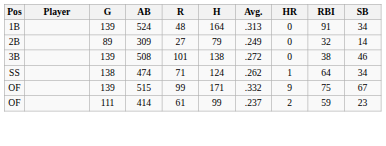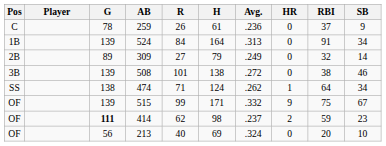+ row: (144, 27)
(180, 27) 48 -> (180, 42) 84
(108, 103) normal -> (108, 118) bold
(180, 103) 61 -> (180, 118) 62
(217, 103) 99 -> (217, 118) 98
+ row: (144, 133)
